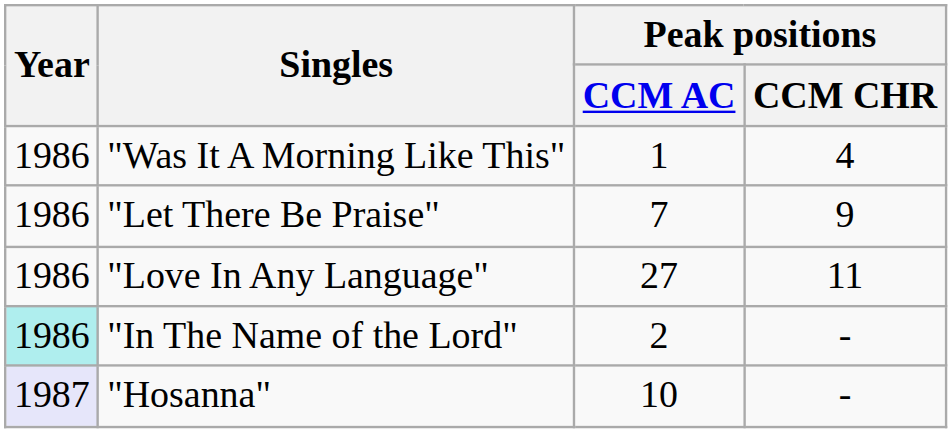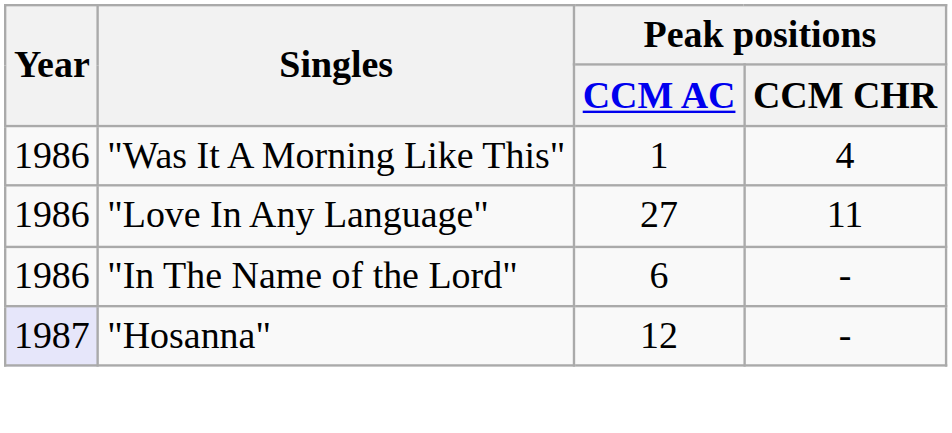- row: (273, 214)
(52, 335) paleturquoise background -> (52, 275) no background
(659, 335) 2 -> (659, 275) 6
(659, 395) 10 -> (659, 335) 12
